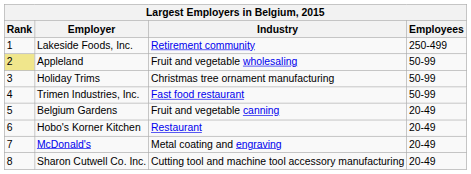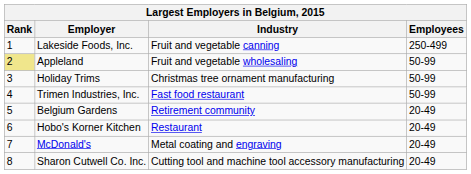(203, 45) Retirement community -> (215, 45) Fruit and vegetable canning
(215, 111) Fruit and vegetable canning -> (203, 111) Retirement community
